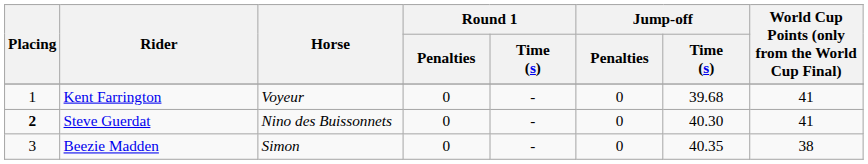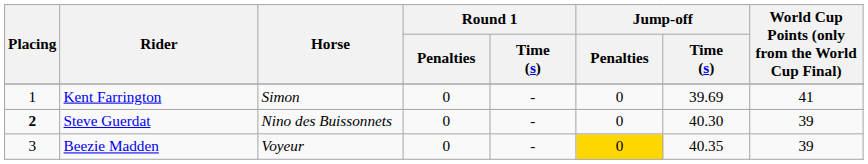(283, 96) Voyeur -> (281, 96) Simon
(706, 96) 39.68 -> (706, 96) 39.69
(806, 121) 41 -> (806, 121) 39
(281, 147) Simon -> (283, 147) Voyeur
(620, 147) no background -> (620, 147) gold background
(806, 147) 38 -> (806, 147) 39
